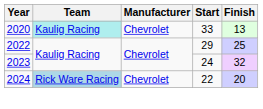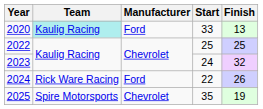(146, 30) Chevrolet -> (135, 30) Ford
(207, 46) 29 -> (207, 46) 25
(77, 79) lightblue background -> (77, 79) no background
(146, 79) Chevrolet -> (135, 79) Ford
(240, 79) 20 -> (240, 79) 26
+ row: (19, 96)
